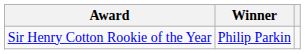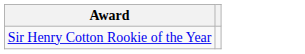- column: (254, 15)
